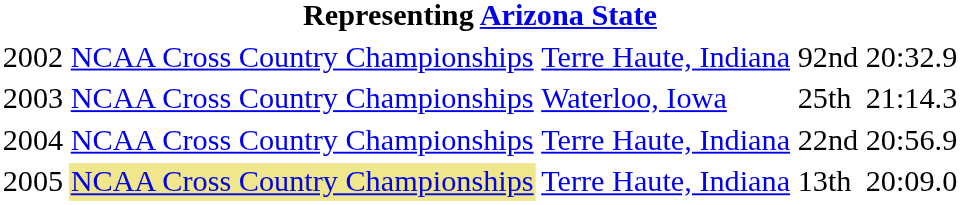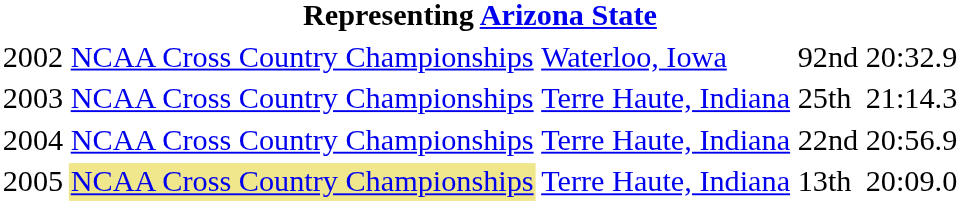(666, 56) Terre Haute, Indiana -> (634, 56) Waterloo, Iowa
(634, 98) Waterloo, Iowa -> (666, 98) Terre Haute, Indiana
